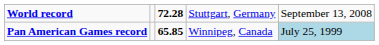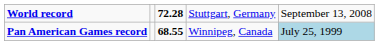(170, 31) 65.85 -> (170, 31) 68.55
